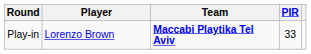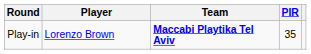(290, 35) 33 -> (290, 35) 35
